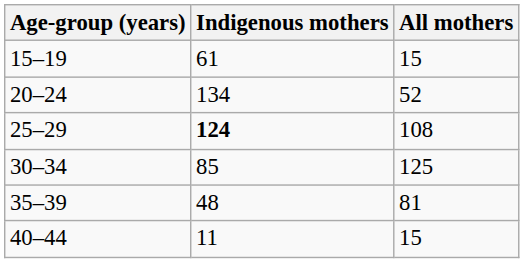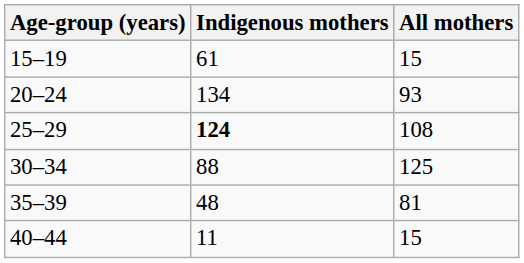(410, 94) 52 -> (410, 94) 93
(207, 166) 85 -> (207, 166) 88
